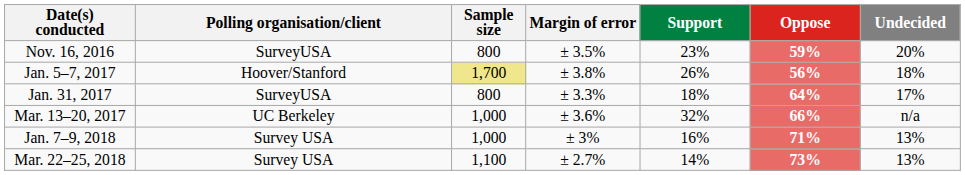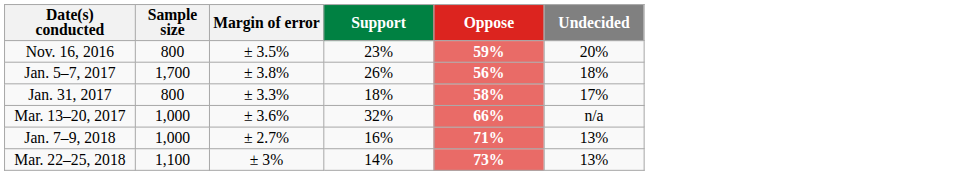- column: (294, 22)
(489, 73) khaki background -> (172, 73) no background
(805, 95) 64% -> (489, 95) 58%
(583, 138) ± 3% -> (267, 138) ± 2.7%
(583, 160) ± 2.7% -> (267, 160) ± 3%
